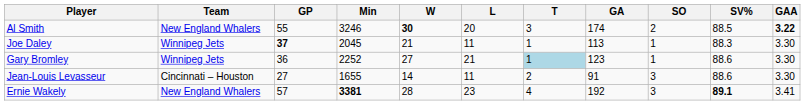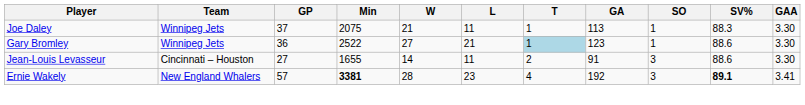- row: (25, 28)
(282, 44) bold -> (282, 28) normal
(350, 44) 2045 -> (350, 28) 2075
(350, 60) 2252 -> (350, 44) 2522
